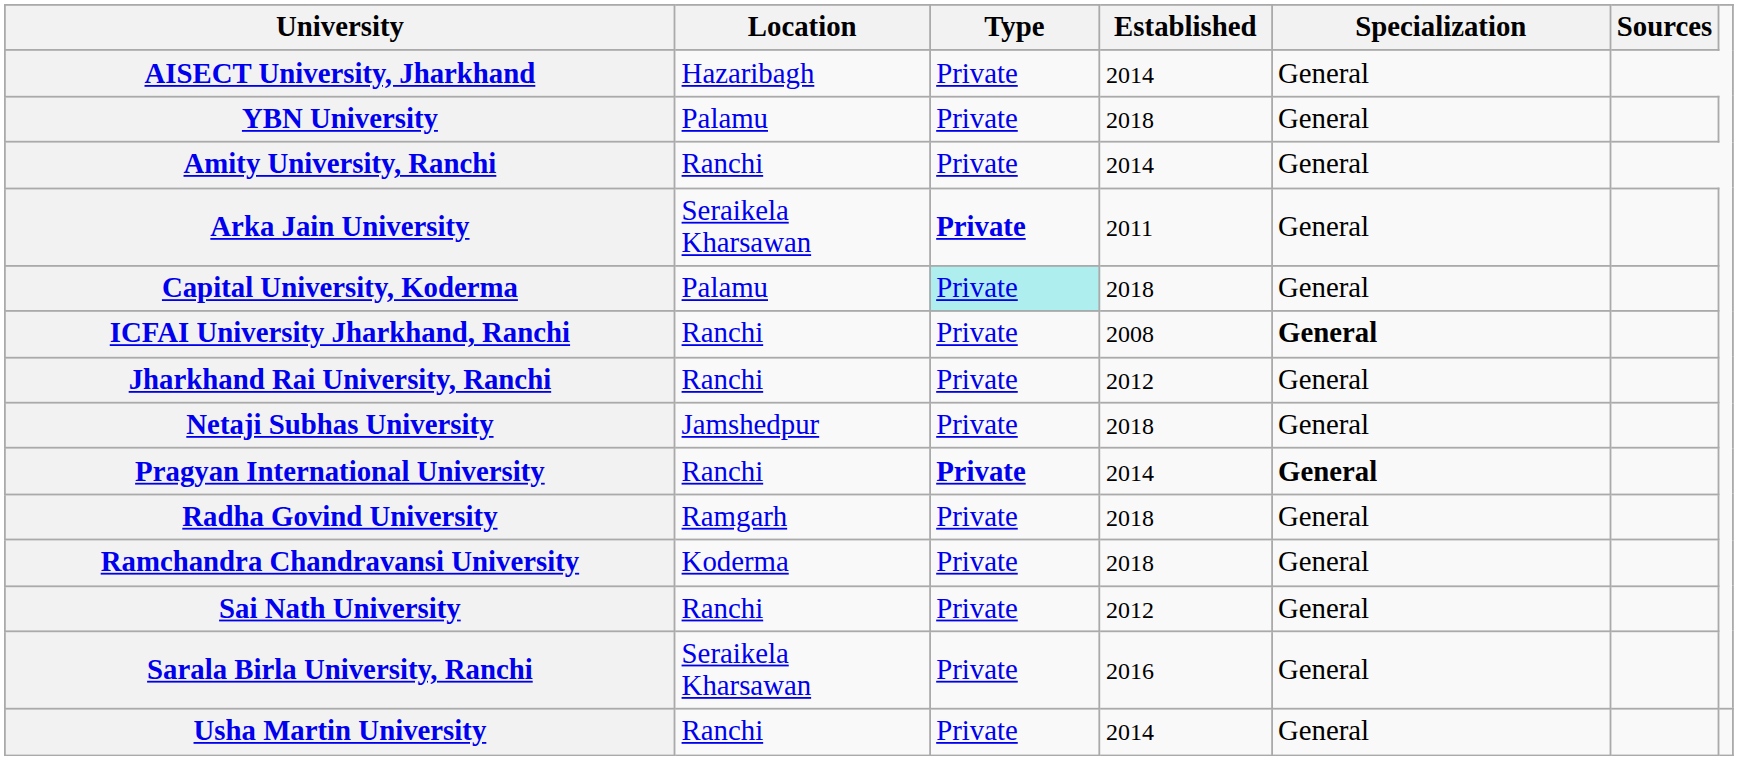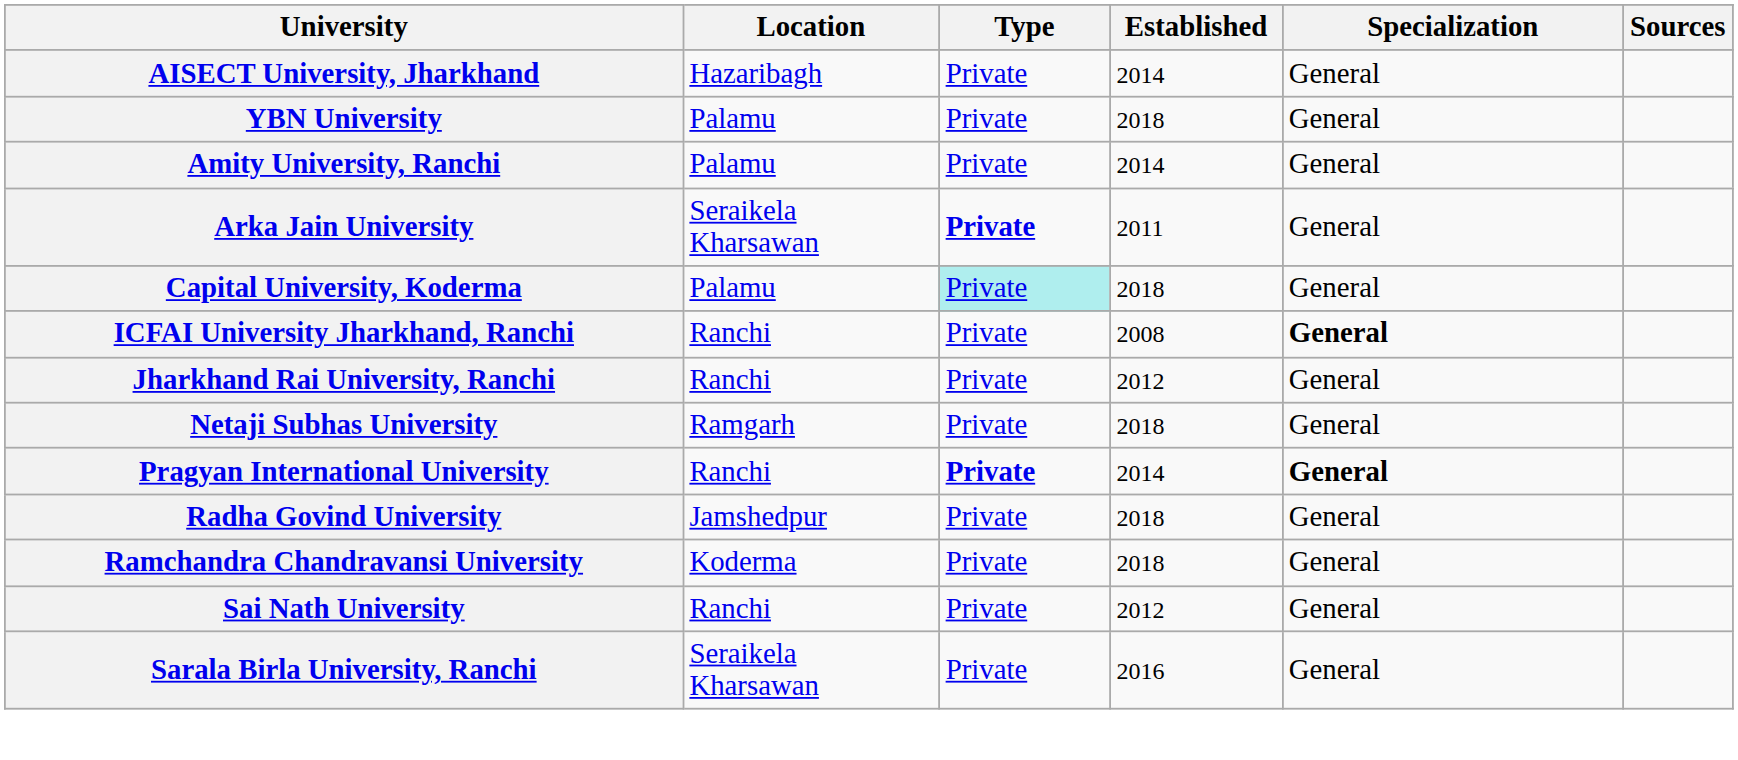(722, 164) Ranchi -> (733, 164) Palamu
(750, 425) Jamshedpur -> (742, 425) Ramgarh
(734, 516) Ramgarh -> (758, 516) Jamshedpur
- row: (340, 731)
